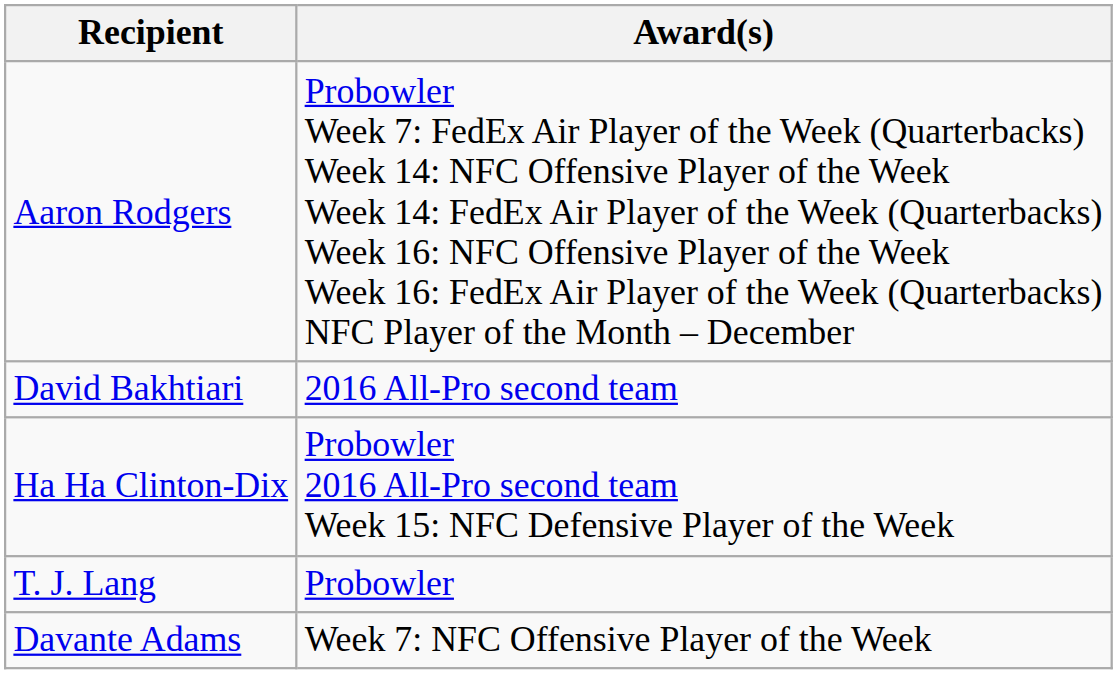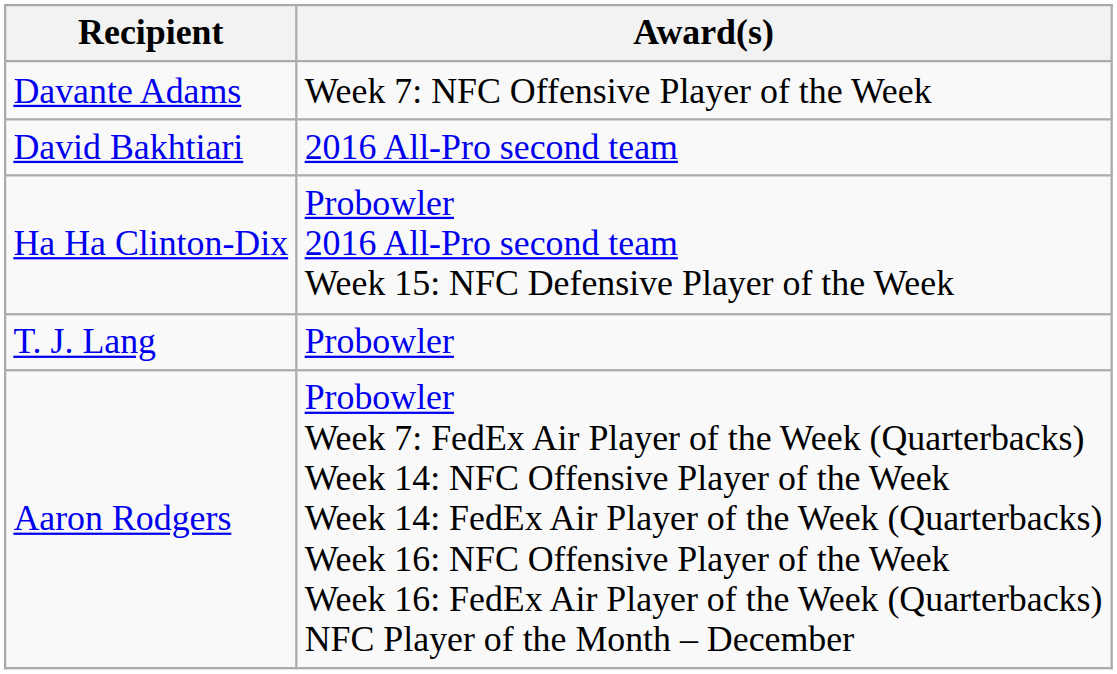rows swapped: (127, 639) <-> (122, 210)
